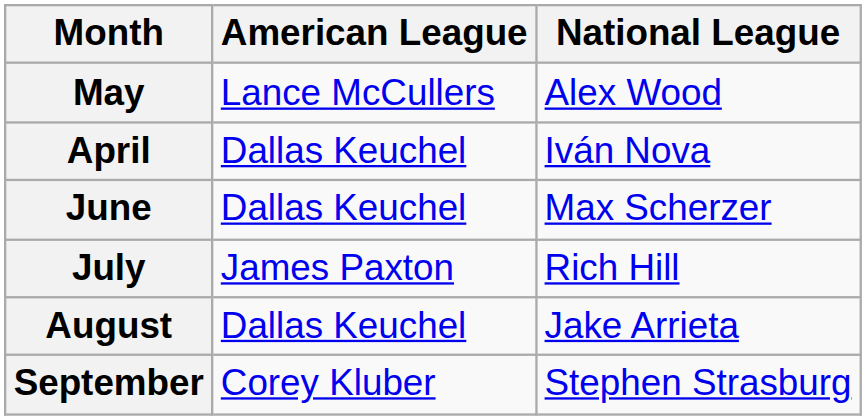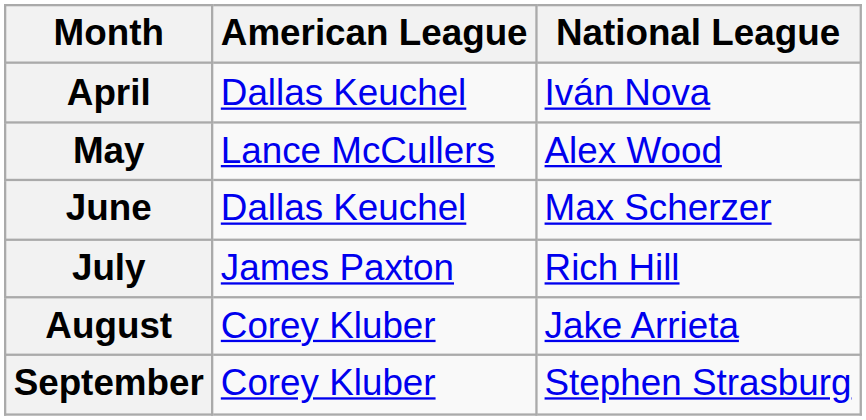rows swapped: (109, 150) <-> (109, 92)
(344, 325) Dallas Keuchel -> (328, 325) Corey Kluber
